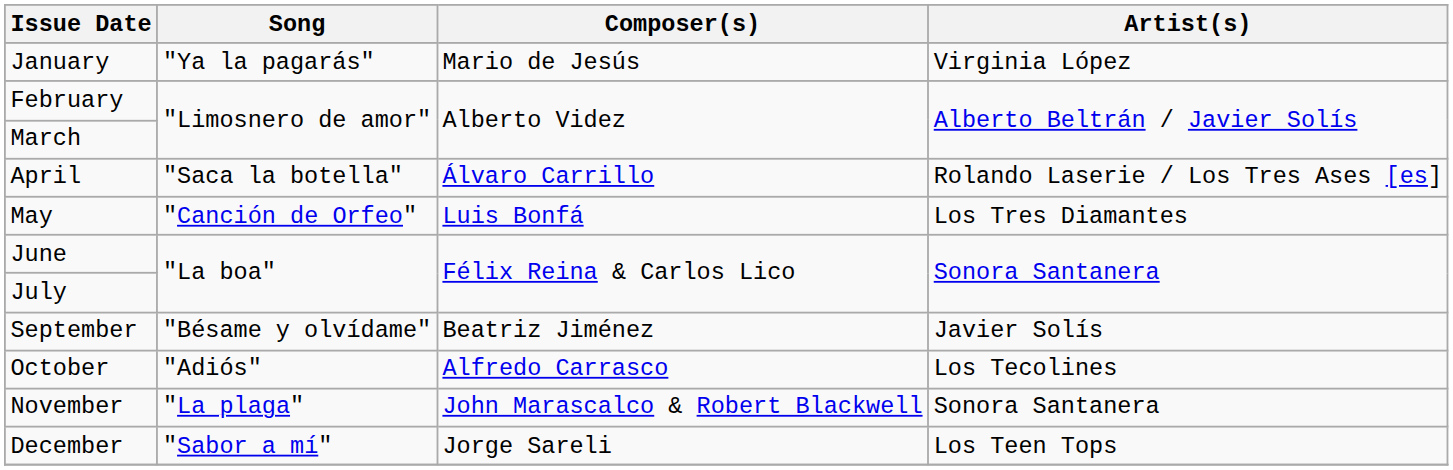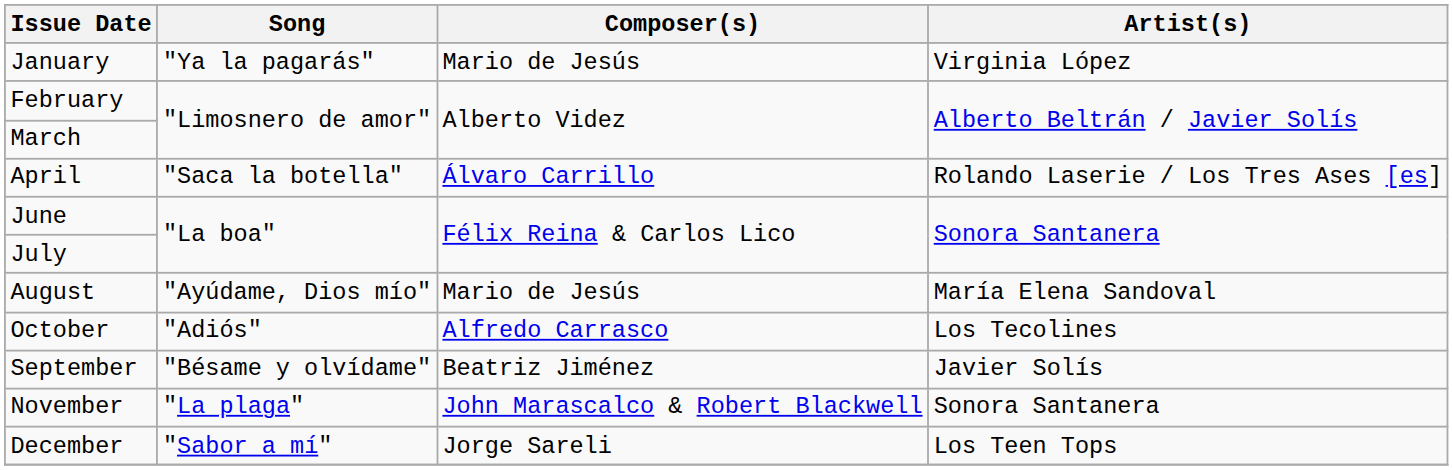- row: (32, 216)
+ row: (53, 293)
rows swapped: (74, 331) <-> (60, 369)
